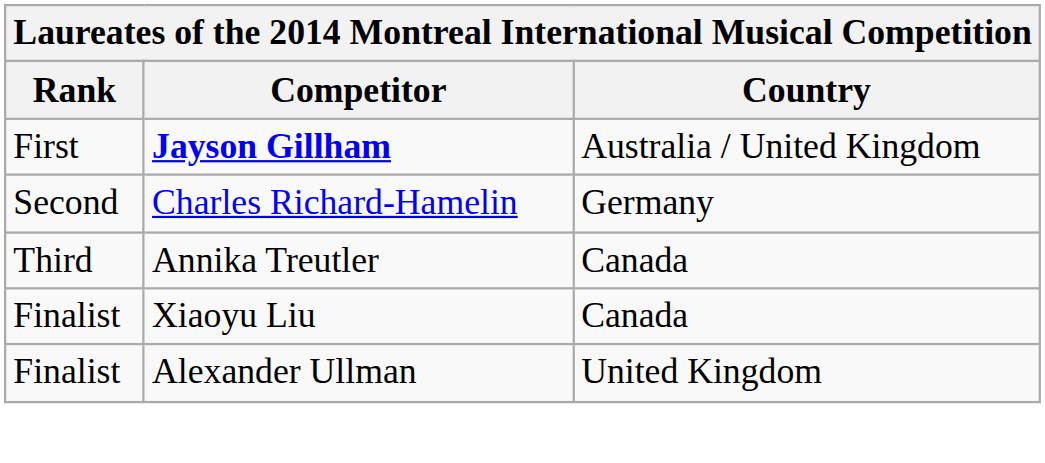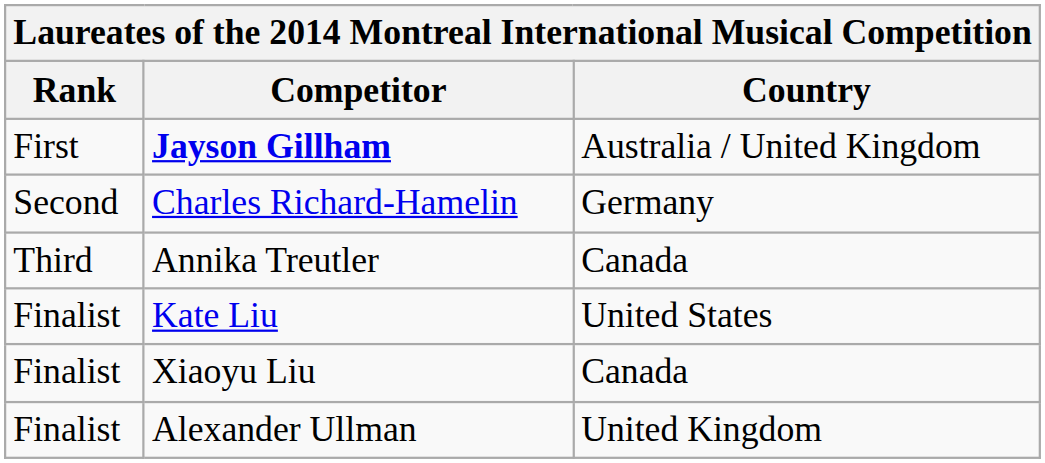+ row: (215, 315)
